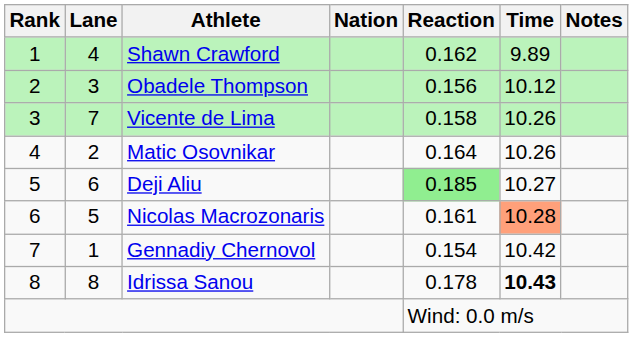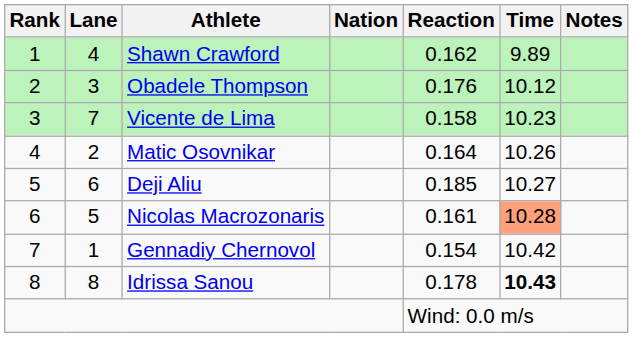(451, 86) 0.156 -> (451, 86) 0.176
(530, 119) 10.26 -> (530, 119) 10.23
(451, 184) lightgreen background -> (451, 184) no background
